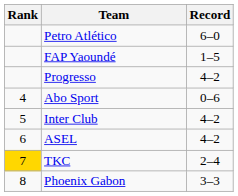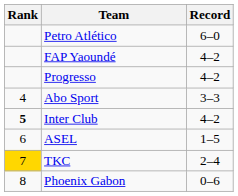(210, 56) 1–5 -> (210, 56) 4–2
(210, 98) 0–6 -> (210, 98) 3–3
(23, 118) normal -> (23, 118) bold
(210, 139) 4–2 -> (210, 139) 1–5
(210, 181) 3–3 -> (210, 181) 0–6
